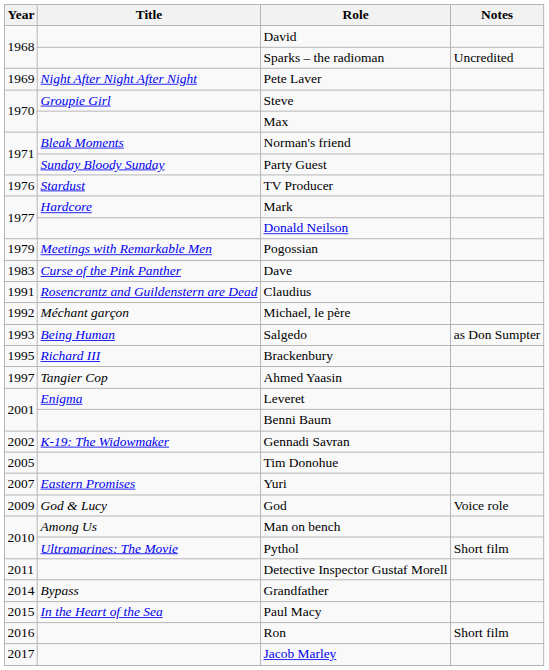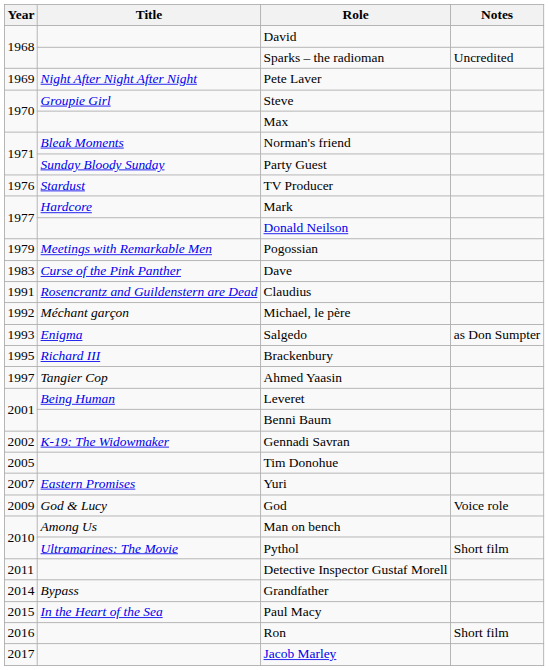(78, 334) Being Human -> (62, 334) Enigma
(62, 398) Enigma -> (78, 398) Being Human
